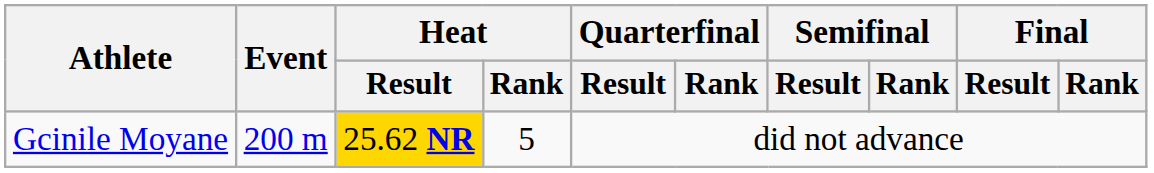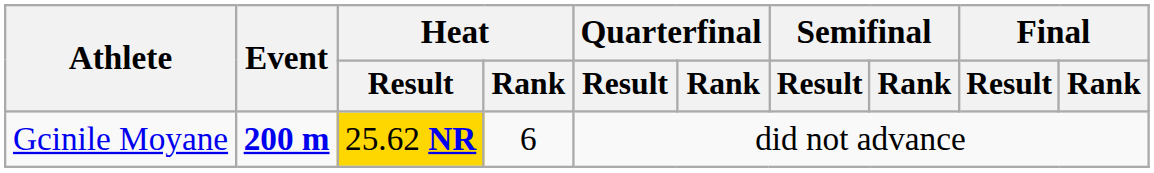(286, 139) normal -> (287, 139) bold
(527, 139) 5 -> (528, 139) 6
